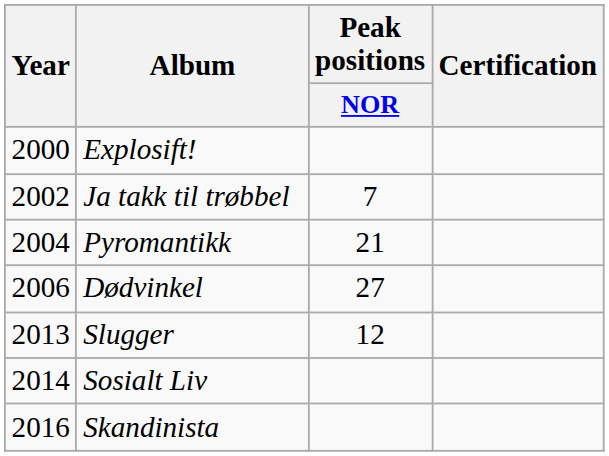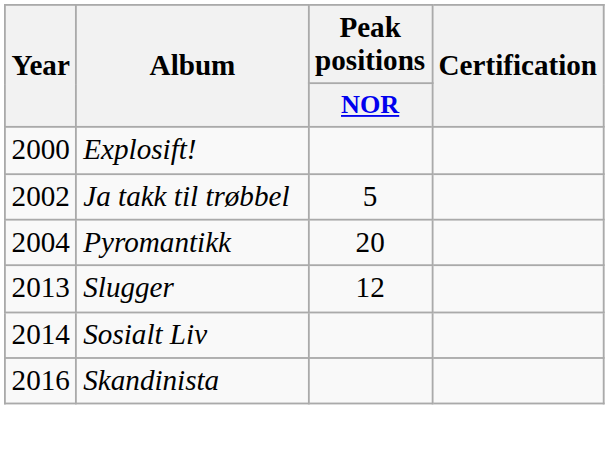(370, 195) 7 -> (370, 195) 5
(370, 242) 21 -> (370, 242) 20
- row: (143, 288)
